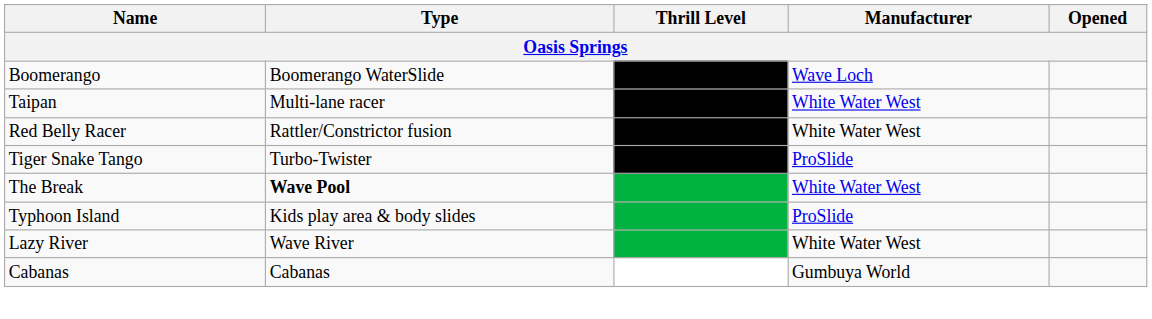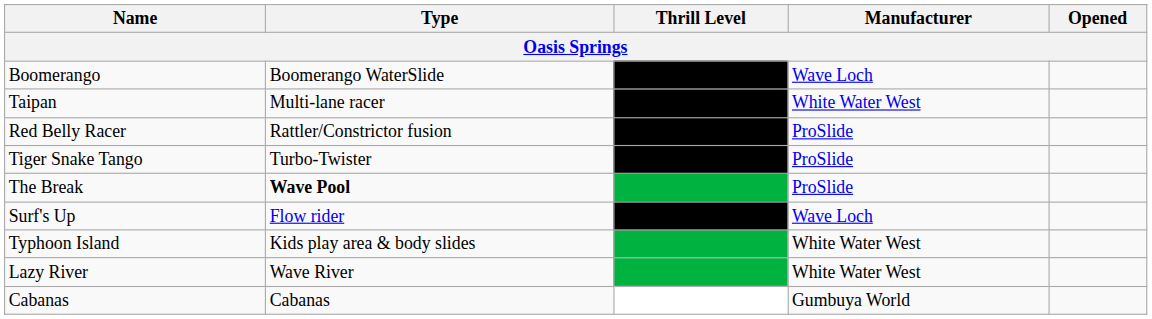(856, 131) White Water West -> (823, 131) ProSlide
(856, 187) White Water West -> (823, 187) ProSlide
+ row: (42, 215)
(823, 215) ProSlide -> (856, 243) White Water West
